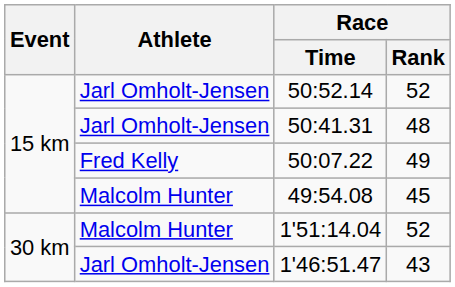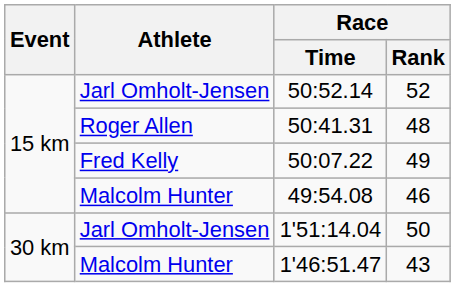(175, 126) Jarl Omholt-Jensen -> (136, 126) Roger Allen
(418, 195) 45 -> (418, 195) 46
(156, 230) Malcolm Hunter -> (175, 230) Jarl Omholt-Jensen
(418, 230) 52 -> (418, 230) 50
(175, 265) Jarl Omholt-Jensen -> (156, 265) Malcolm Hunter
